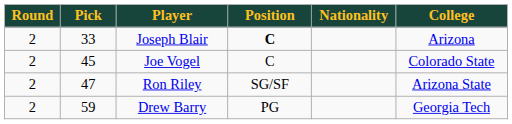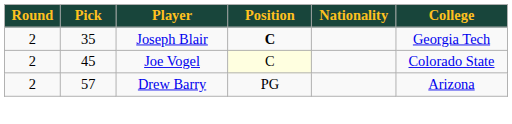(88, 38) 33 -> (88, 38) 35
(451, 38) Arizona -> (451, 38) Georgia Tech
(270, 61) no background -> (270, 61) lightyellow background
- row: (172, 84)
(88, 107) 59 -> (88, 84) 57
(451, 107) Georgia Tech -> (451, 84) Arizona
